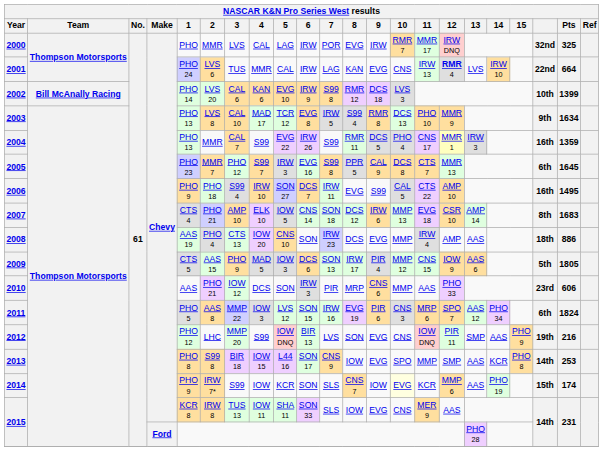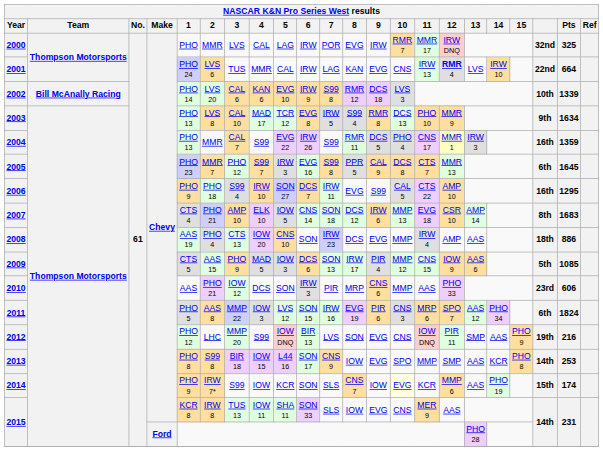(569, 94) 1399 -> (569, 94) 1339
(569, 191) 1495 -> (569, 191) 1295
(569, 264) 1805 -> (569, 264) 1085
